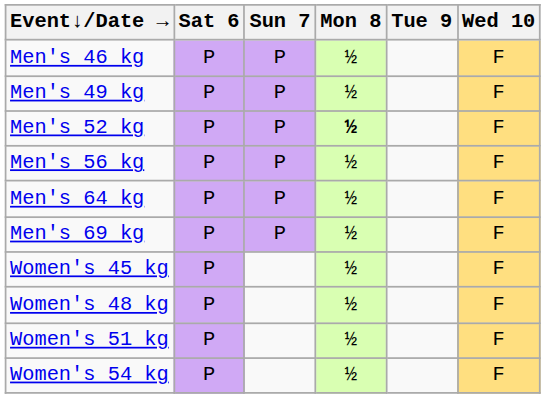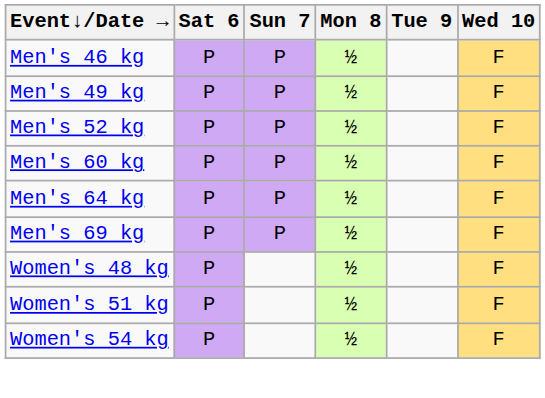(351, 128) bold -> (351, 128) normal
- row: (77, 163)
+ row: (77, 163)
- row: (89, 269)
